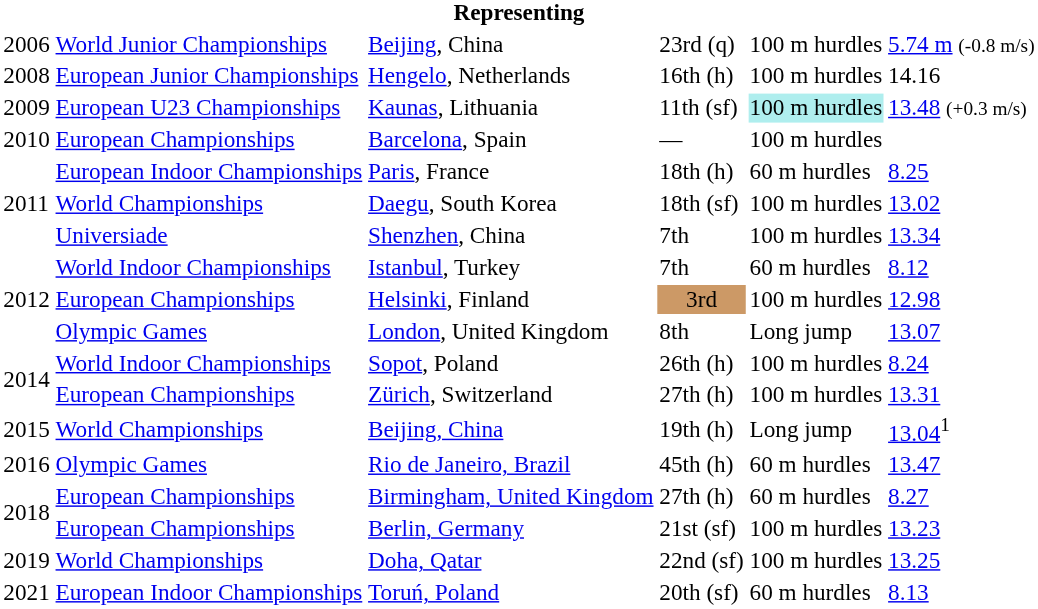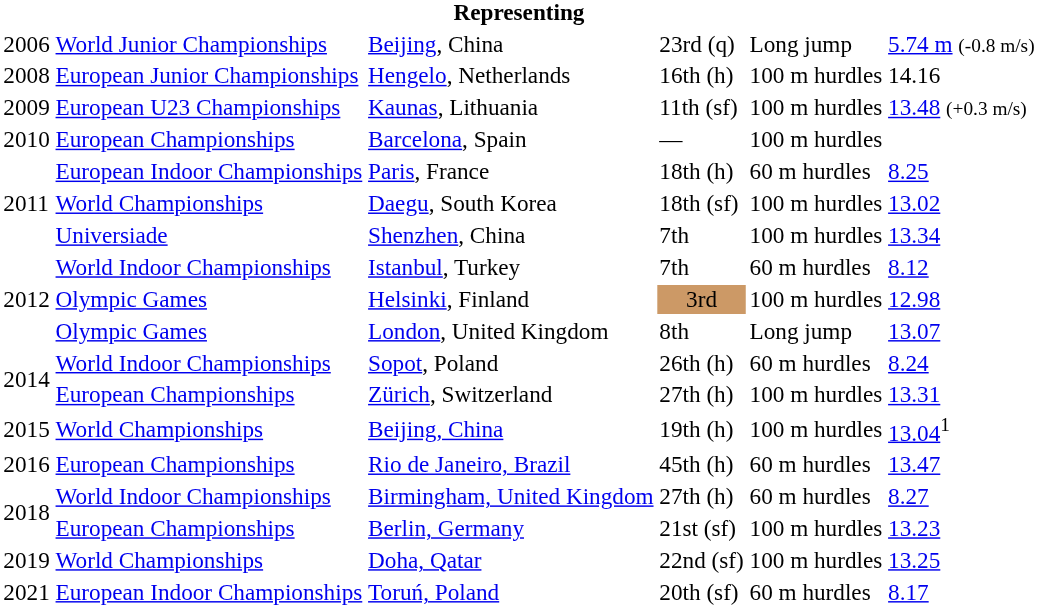(816, 44) 100 m hurdles -> (801, 44) Long jump
(816, 107) paleturquoise background -> (816, 107) no background
(175, 299) European Championships -> (131, 299) Olympic Games
(816, 363) 100 m hurdles -> (810, 363) 60 m hurdles
(801, 430) Long jump -> (816, 430) 100 m hurdles
(131, 465) Olympic Games -> (175, 465) European Championships
(175, 496) European Championships -> (193, 496) World Indoor Championships
(908, 592) 8.13 -> (908, 592) 8.17
